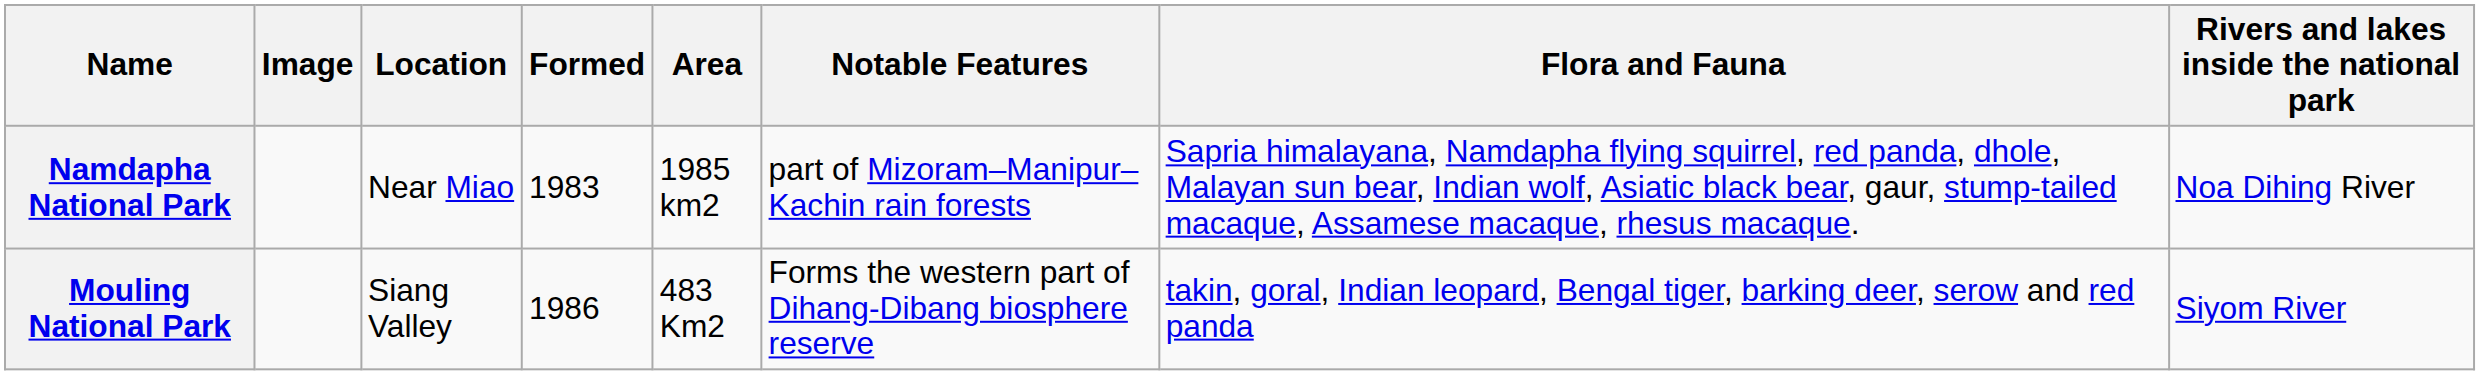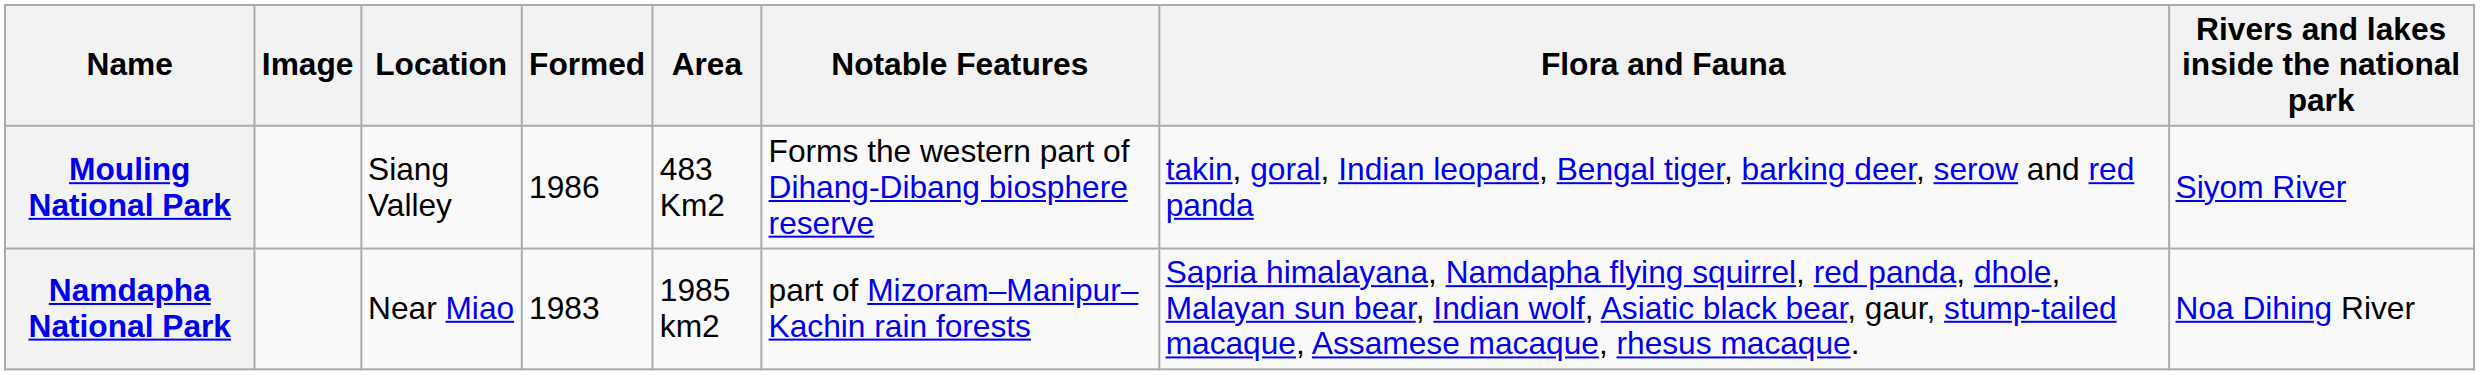rows swapped: (130, 308) <-> (130, 186)
